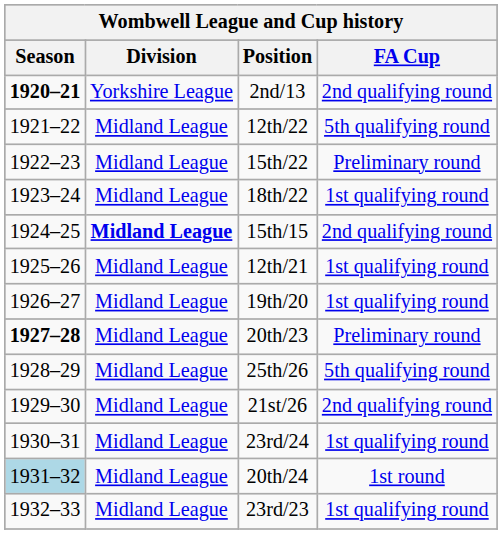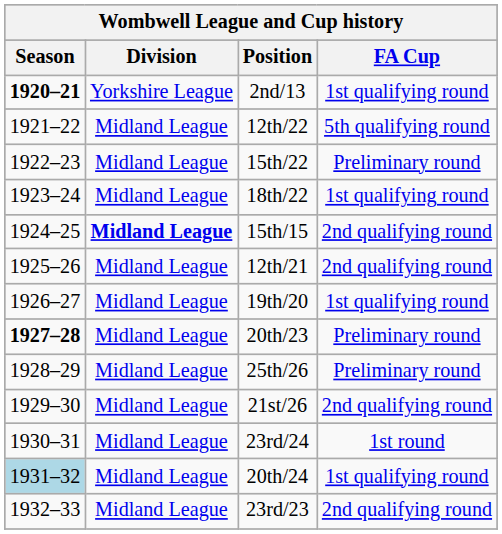(407, 91) 2nd qualifying round -> (407, 91) 1st qualifying round
(407, 266) 1st qualifying round -> (407, 266) 2nd qualifying round
(407, 371) 5th qualifying round -> (407, 371) Preliminary round
(407, 440) 1st qualifying round -> (407, 440) 1st round
(407, 475) 1st round -> (407, 475) 1st qualifying round
(407, 510) 1st qualifying round -> (407, 510) 2nd qualifying round
